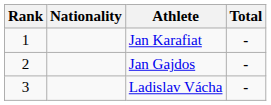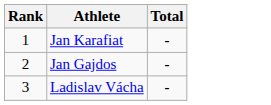- column: (86, 16)
